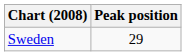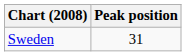(136, 39) 29 -> (136, 39) 31
